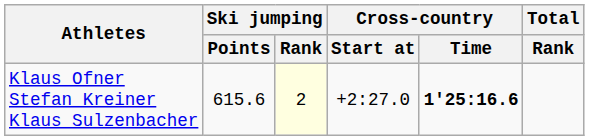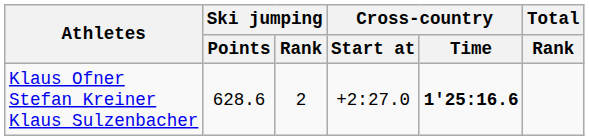(239, 99) 615.6 -> (239, 99) 628.6
(301, 99) lightyellow background -> (301, 99) no background
